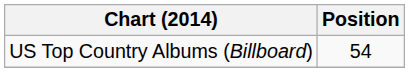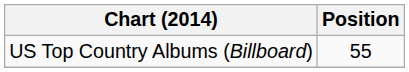(361, 51) 54 -> (361, 51) 55
